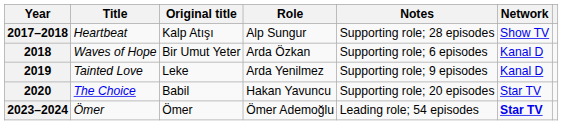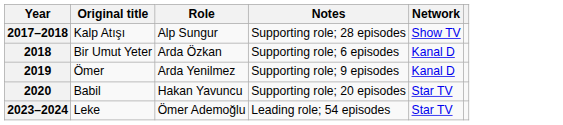- column: (115, 14)
(175, 71) Leke -> (89, 71) Ömer
(177, 110) Ömer -> (87, 110) Leke
(521, 110) bold -> (432, 110) normal
